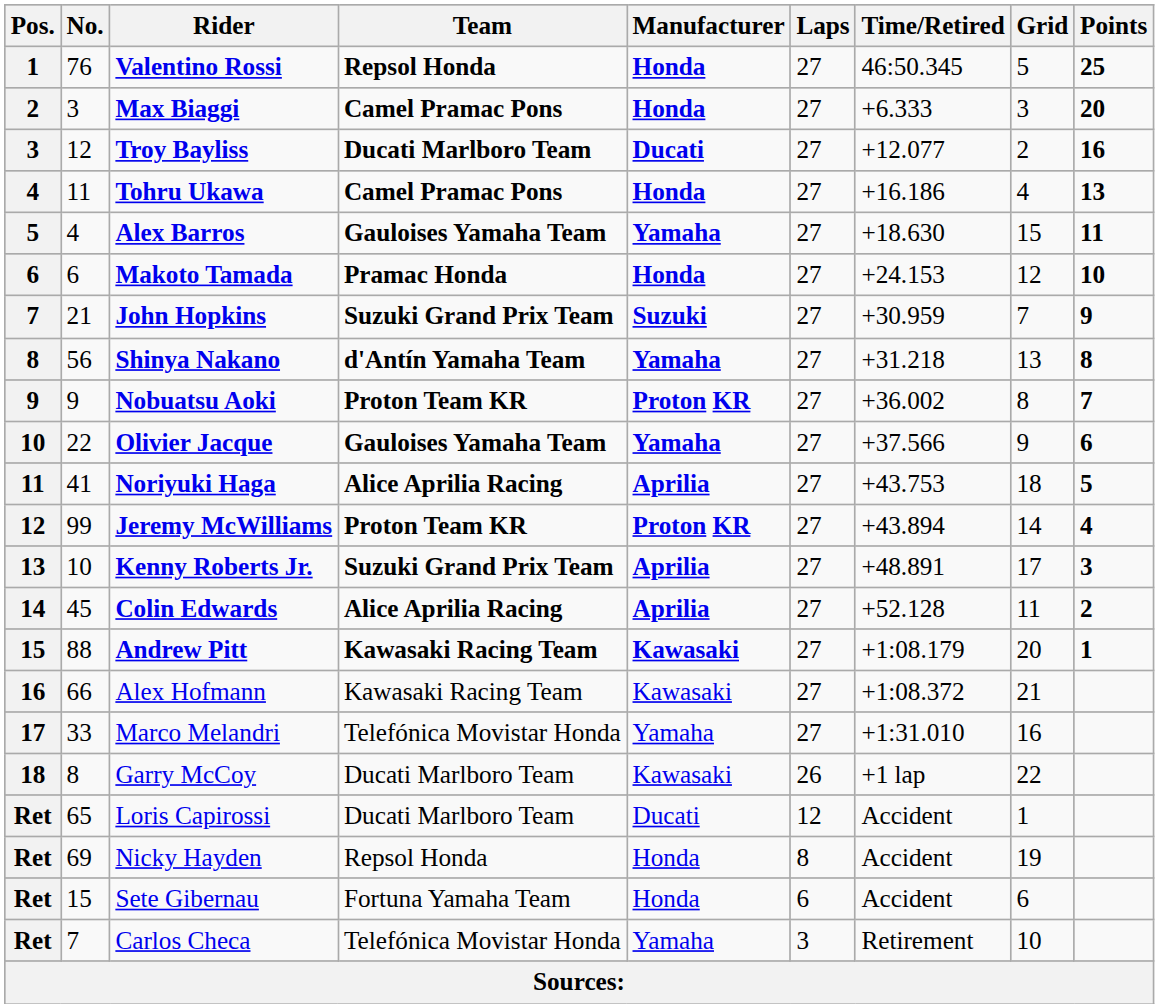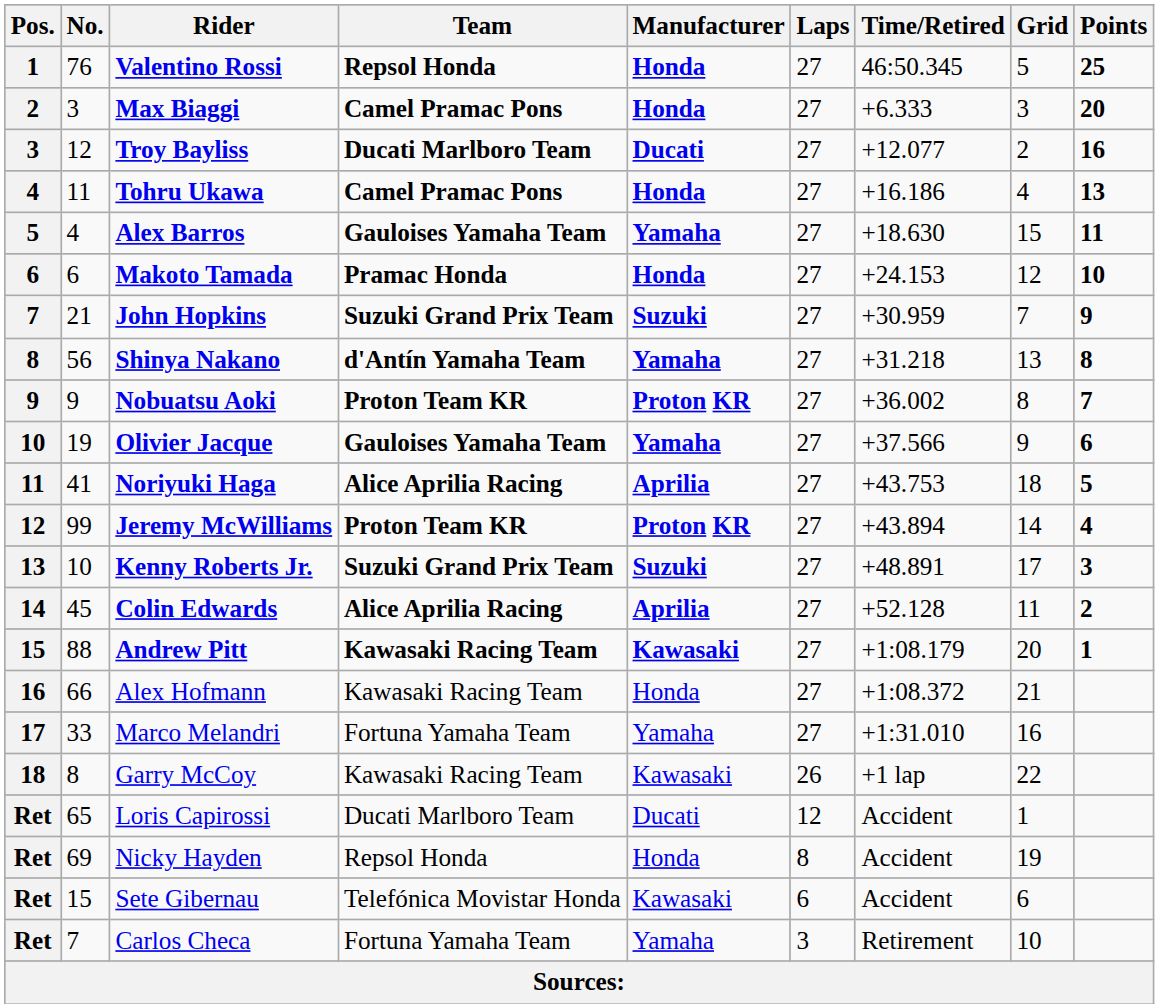(79, 441) 22 -> (79, 441) 19
(671, 566) Aprilia -> (670, 566) Suzuki
(682, 691) Kawasaki -> (666, 691) Honda
(482, 732) Telefónica Movistar Honda -> (457, 732) Fortuna Yamaha Team
(459, 774) Ducati Marlboro Team -> (463, 774) Kawasaki Racing Team
(457, 899) Fortuna Yamaha Team -> (482, 899) Telefónica Movistar Honda
(666, 899) Honda -> (682, 899) Kawasaki
(482, 940) Telefónica Movistar Honda -> (457, 940) Fortuna Yamaha Team
